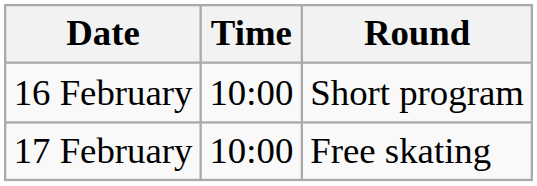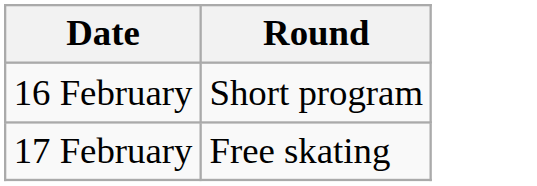- column: (251, 33)
